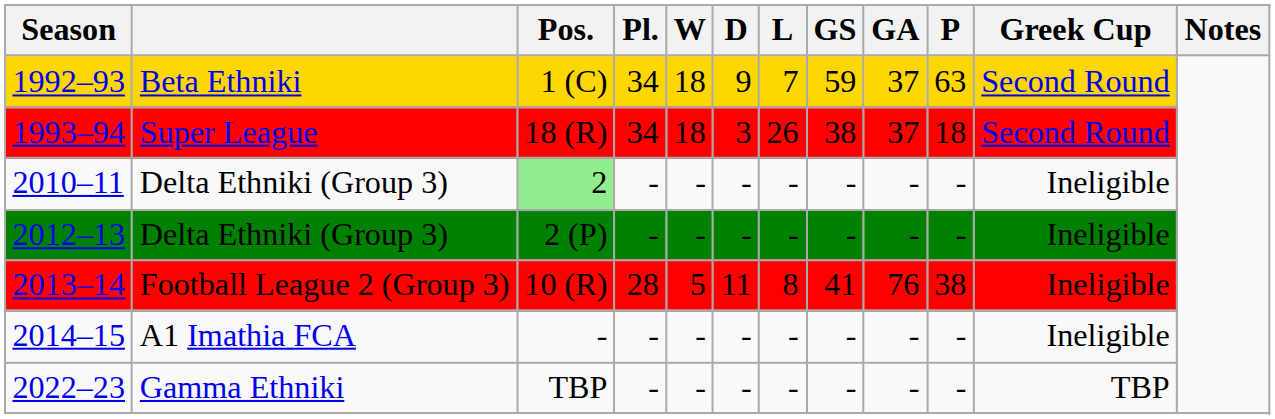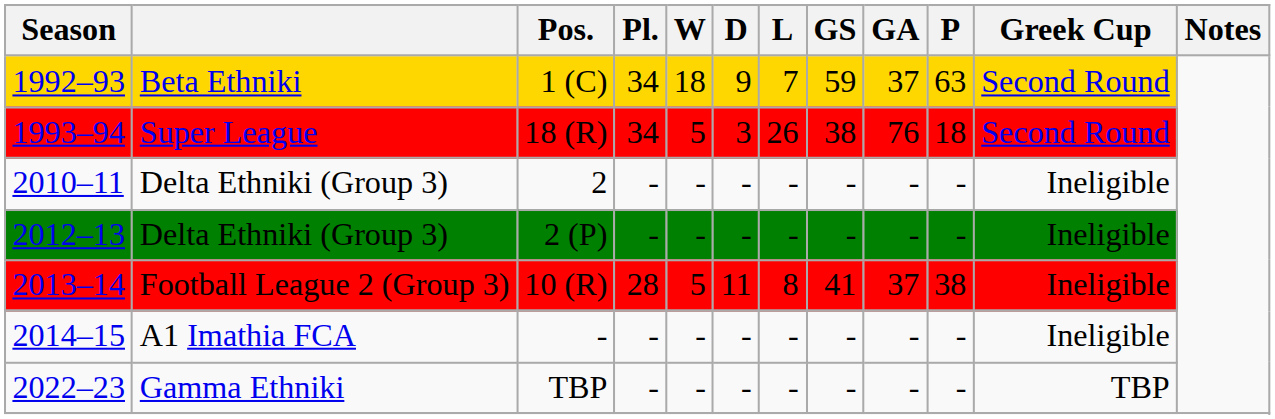(690, 132) 18 -> (698, 132) 5
(903, 132) 37 -> (903, 132) 76
(599, 183) lightgreen background -> (599, 183) no background
(903, 285) 76 -> (903, 285) 37
